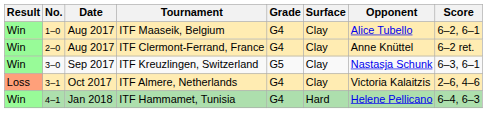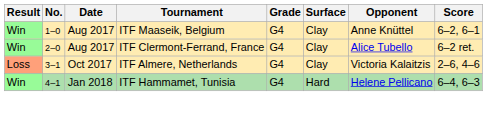(382, 30) Alice Tubello -> (382, 30) Anne Knüttel
(382, 47) Anne Knüttel -> (382, 47) Alice Tubello
- row: (189, 64)
